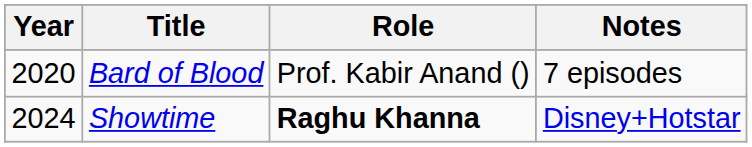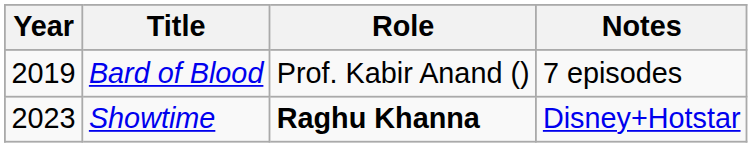(44, 73) 2020 -> (44, 73) 2019
(44, 118) 2024 -> (44, 118) 2023
